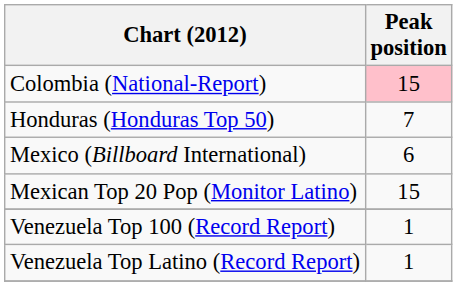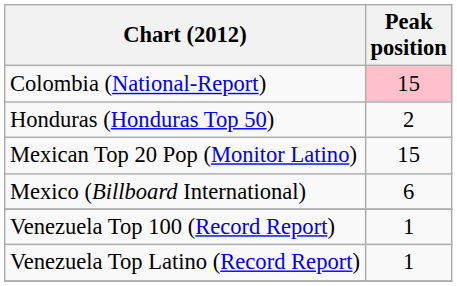(409, 119) 7 -> (409, 119) 2
rows swapped: (158, 155) <-> (183, 190)
